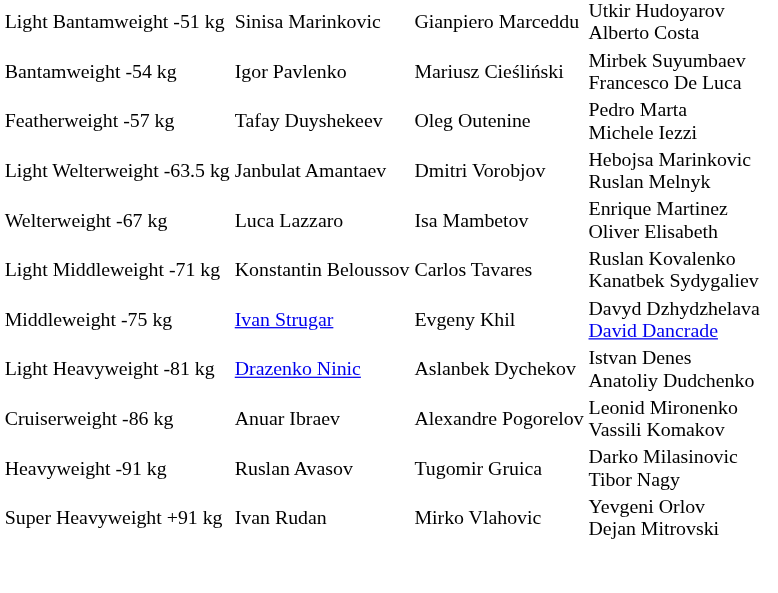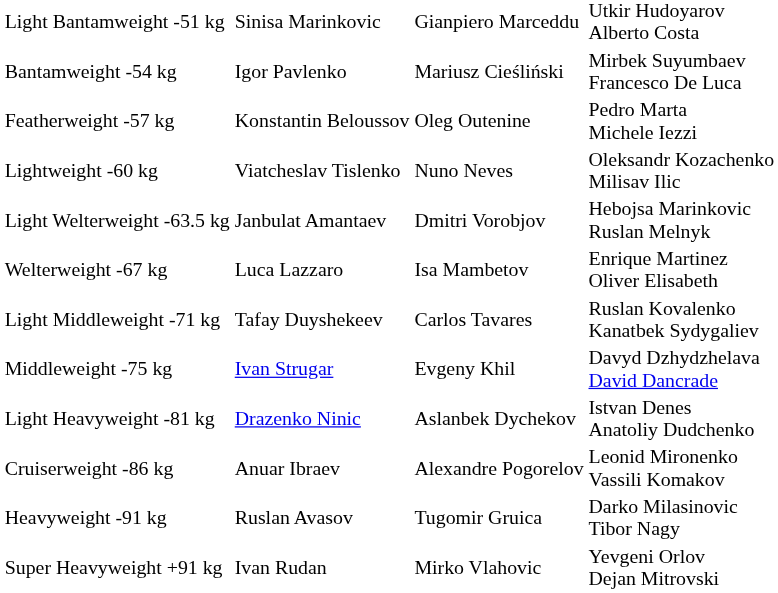(309, 121) Tafay Duyshekeev -> (322, 121) Konstantin Beloussov
+ row: (81, 170)
(322, 269) Konstantin Beloussov -> (309, 319) Tafay Duyshekeev
